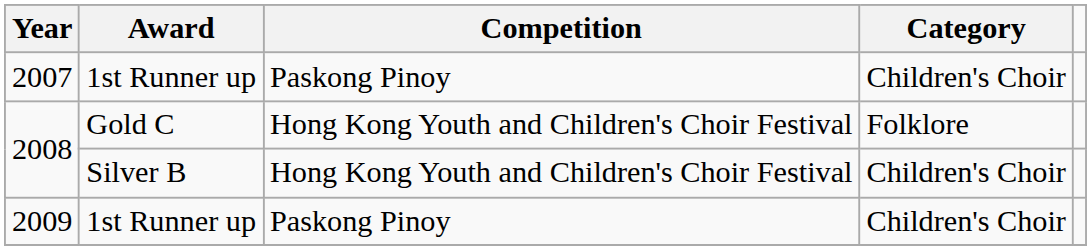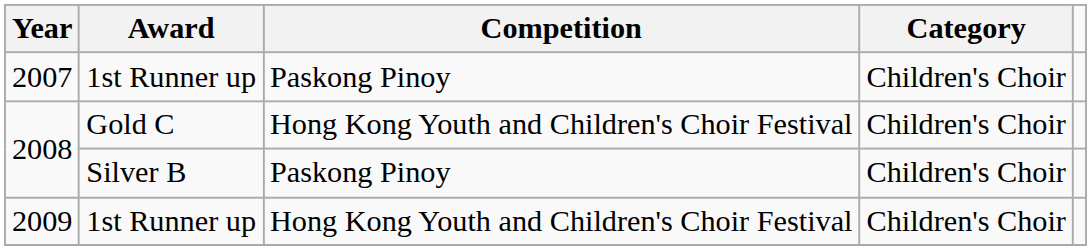(918, 124) Folklore -> (966, 124) Children's Choir
(561, 172) Hong Kong Youth and Children's Choir Festival -> (360, 172) Paskong Pinoy
(360, 220) Paskong Pinoy -> (561, 220) Hong Kong Youth and Children's Choir Festival
